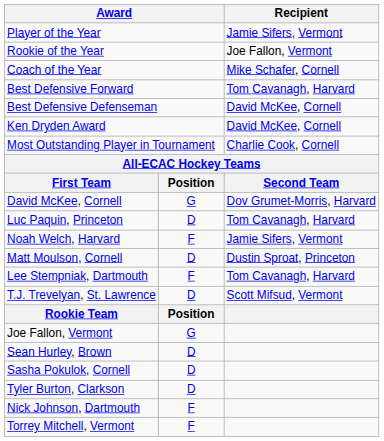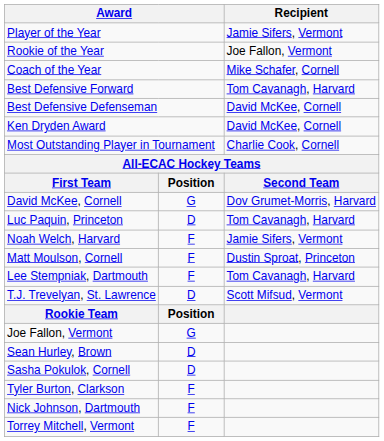(191, 257) D -> (191, 257) F
(191, 389) D -> (191, 389) F
